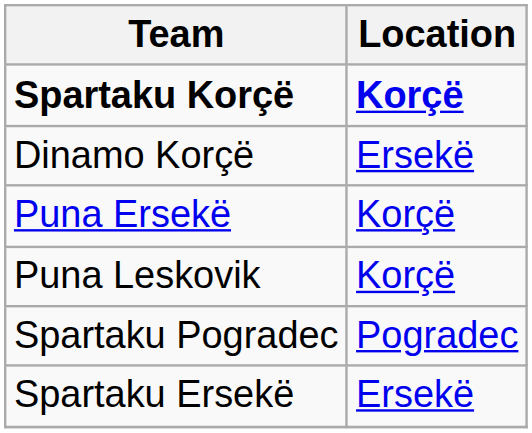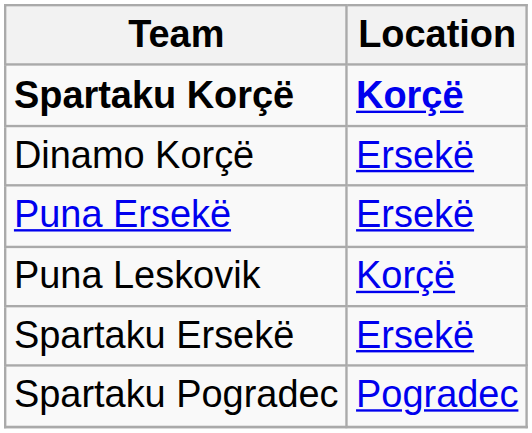(406, 214) Korçë -> (415, 214) Ersekë
rows swapped: (154, 395) <-> (176, 335)
